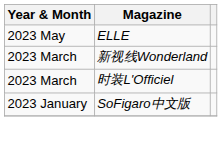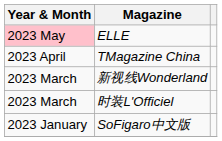(36, 35) no background -> (36, 35) pink background
+ row: (149, 56)
